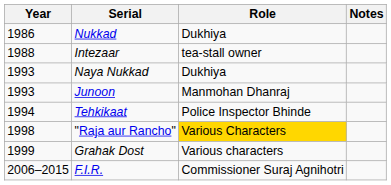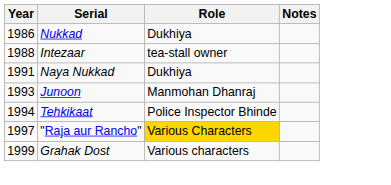(21, 72) 1993 -> (21, 72) 1991
(21, 131) 1998 -> (21, 131) 1997
- row: (89, 170)
